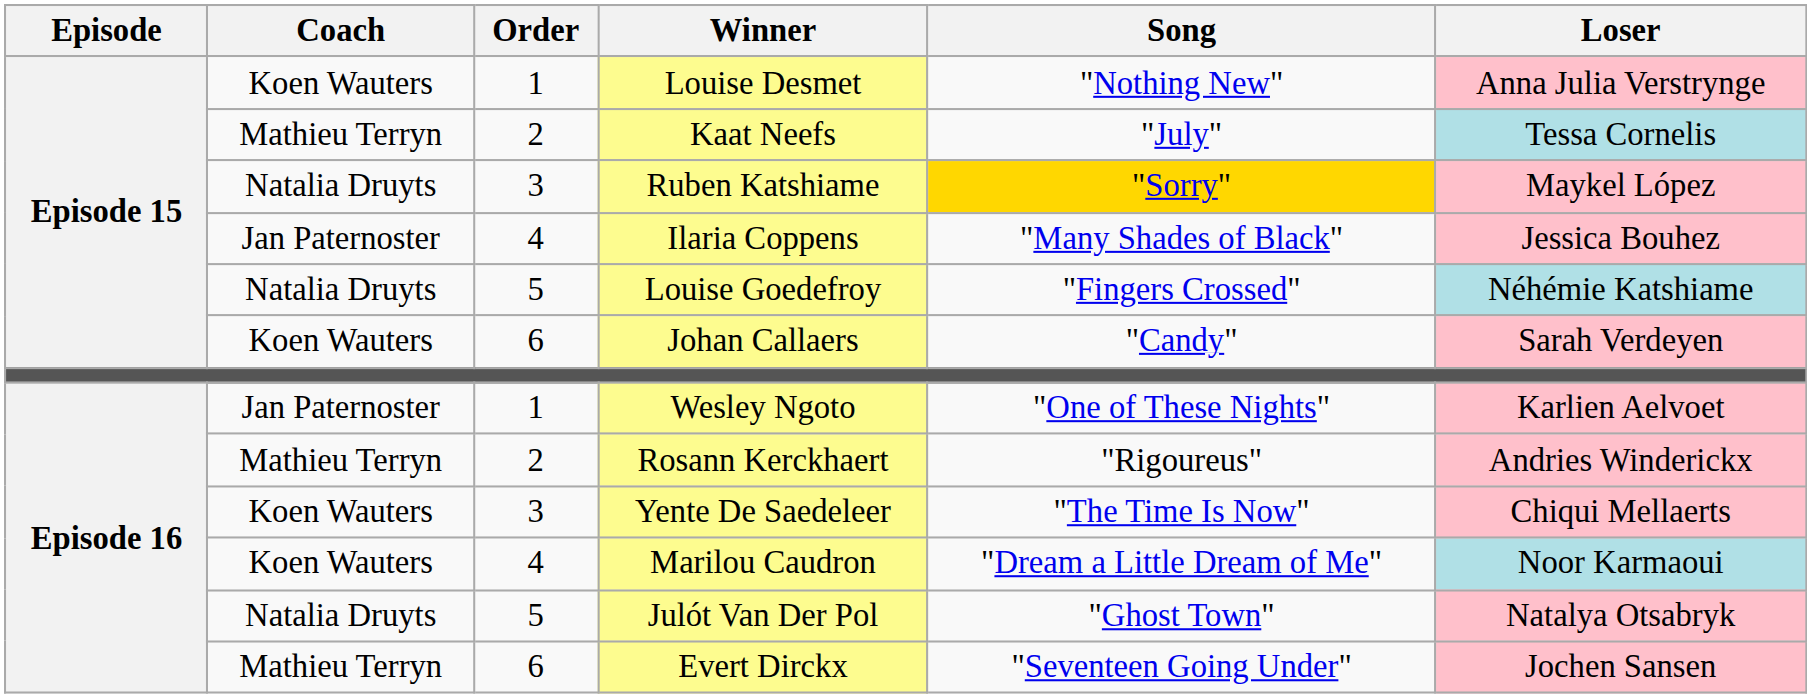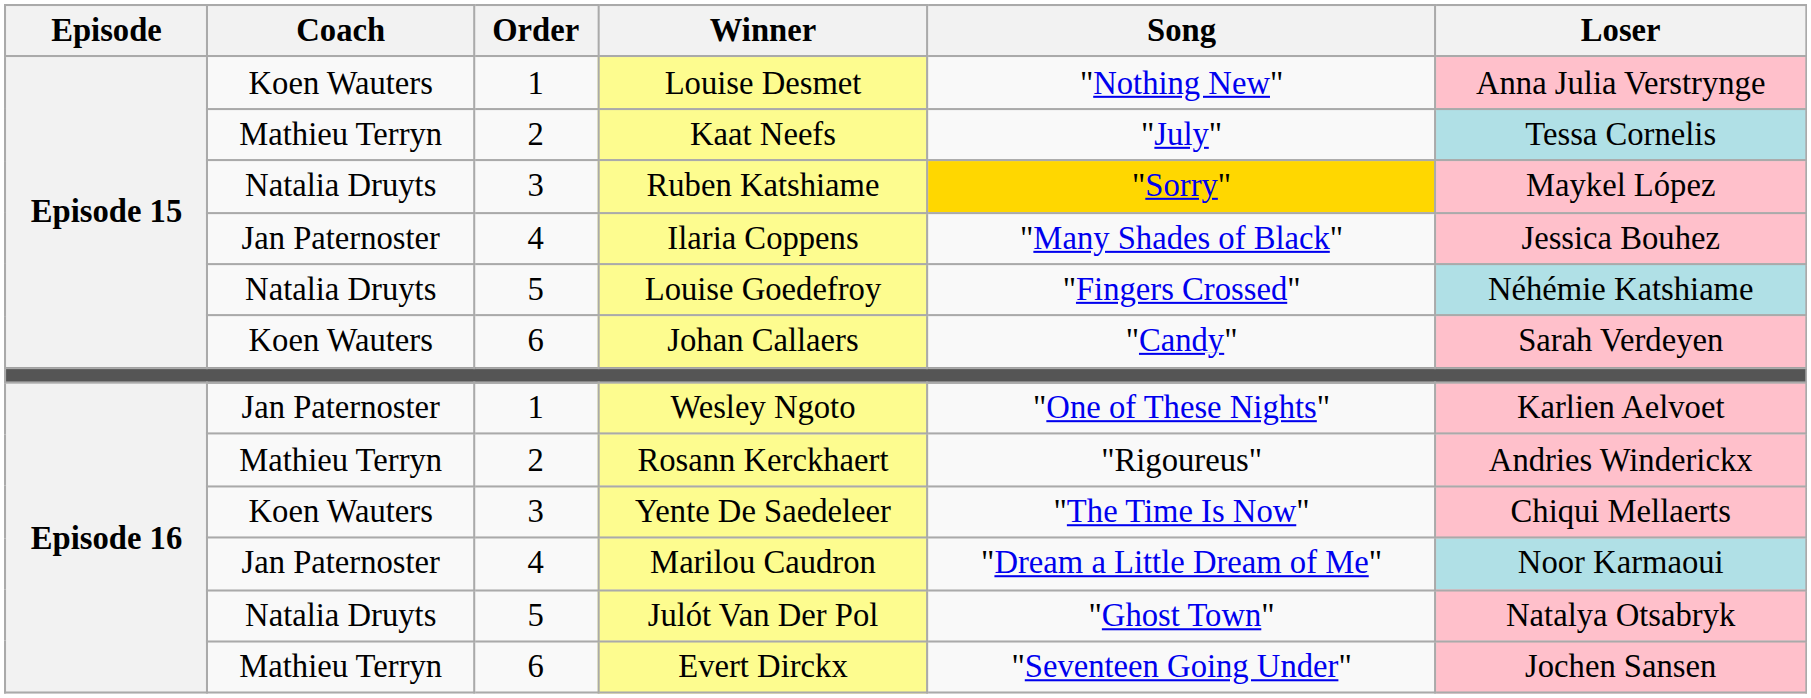(341, 563) Koen Wauters -> (341, 563) Jan Paternoster
